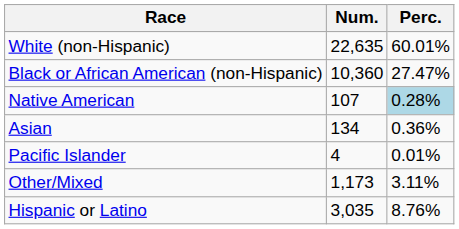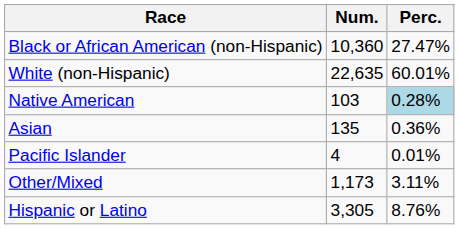rows swapped: (89, 45) <-> (166, 73)
(345, 100) 107 -> (345, 100) 103
(345, 127) 134 -> (345, 127) 135
(352, 210) 3,035 -> (352, 210) 3,305
